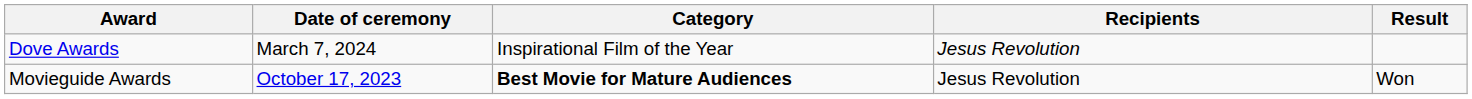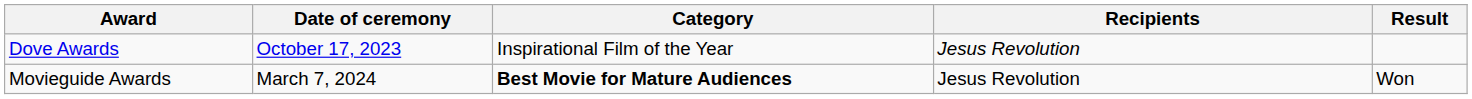(316, 49) March 7, 2024 -> (329, 49) October 17, 2023
(329, 78) October 17, 2023 -> (316, 78) March 7, 2024
